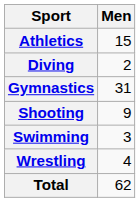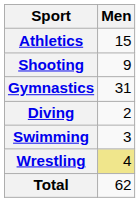rows swapped: (51, 64) <-> (51, 112)
(127, 161) no background -> (127, 161) khaki background
